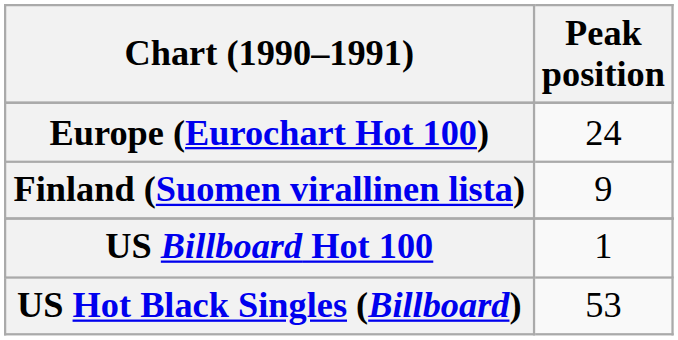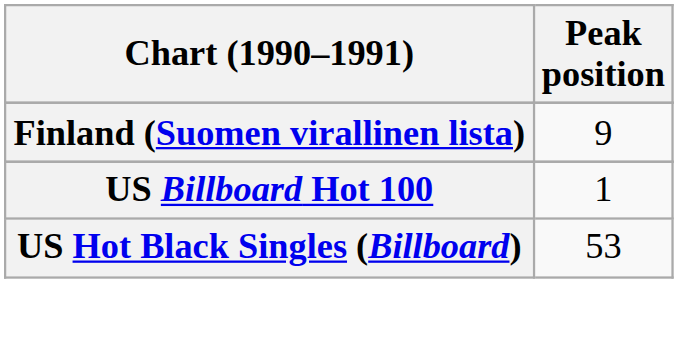- row: (269, 131)
